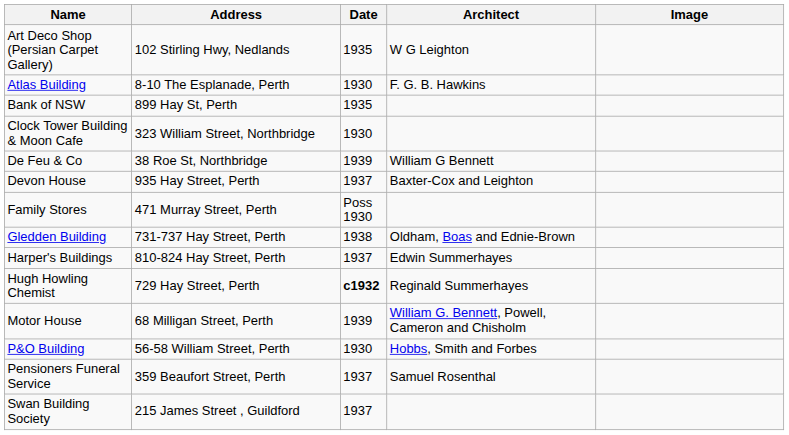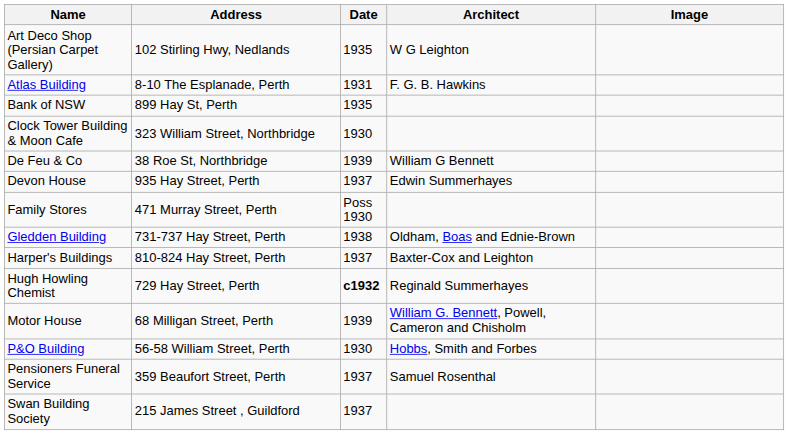(358, 85) 1930 -> (358, 85) 1931
(461, 181) Baxter-Cox and Leighton -> (451, 181) Edwin Summerhayes
(451, 258) Edwin Summerhayes -> (461, 258) Baxter-Cox and Leighton
